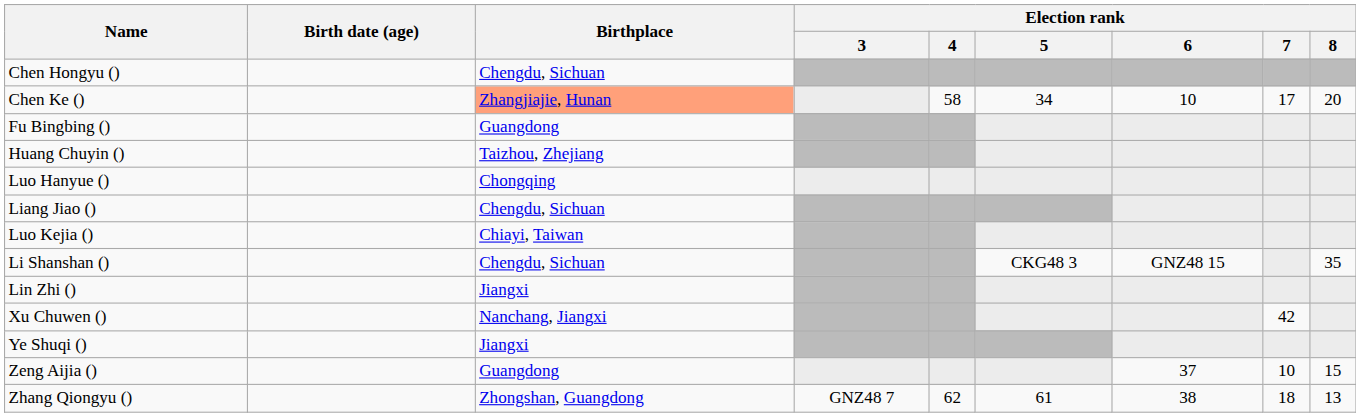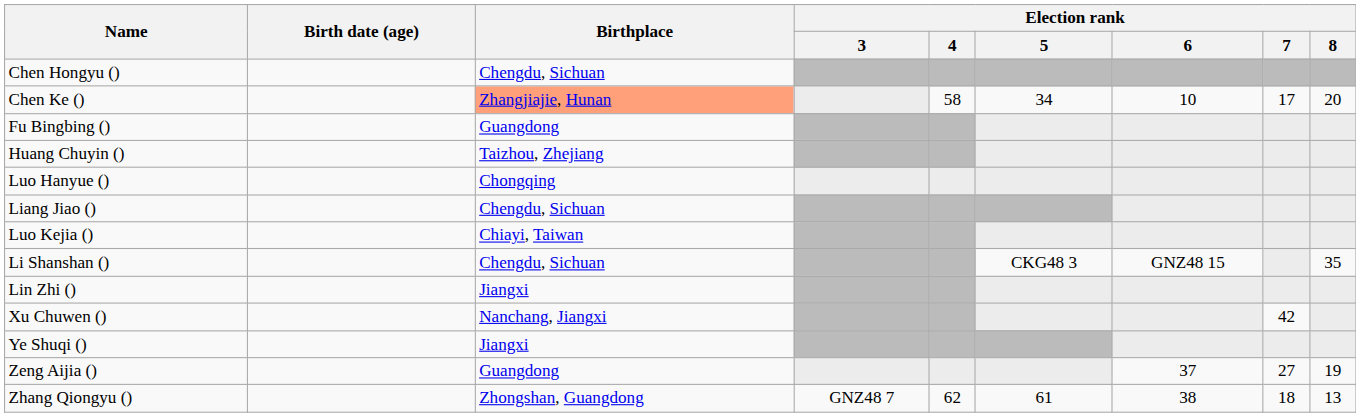(1286, 371) 10 -> (1286, 371) 27
(1333, 371) 15 -> (1333, 371) 19
